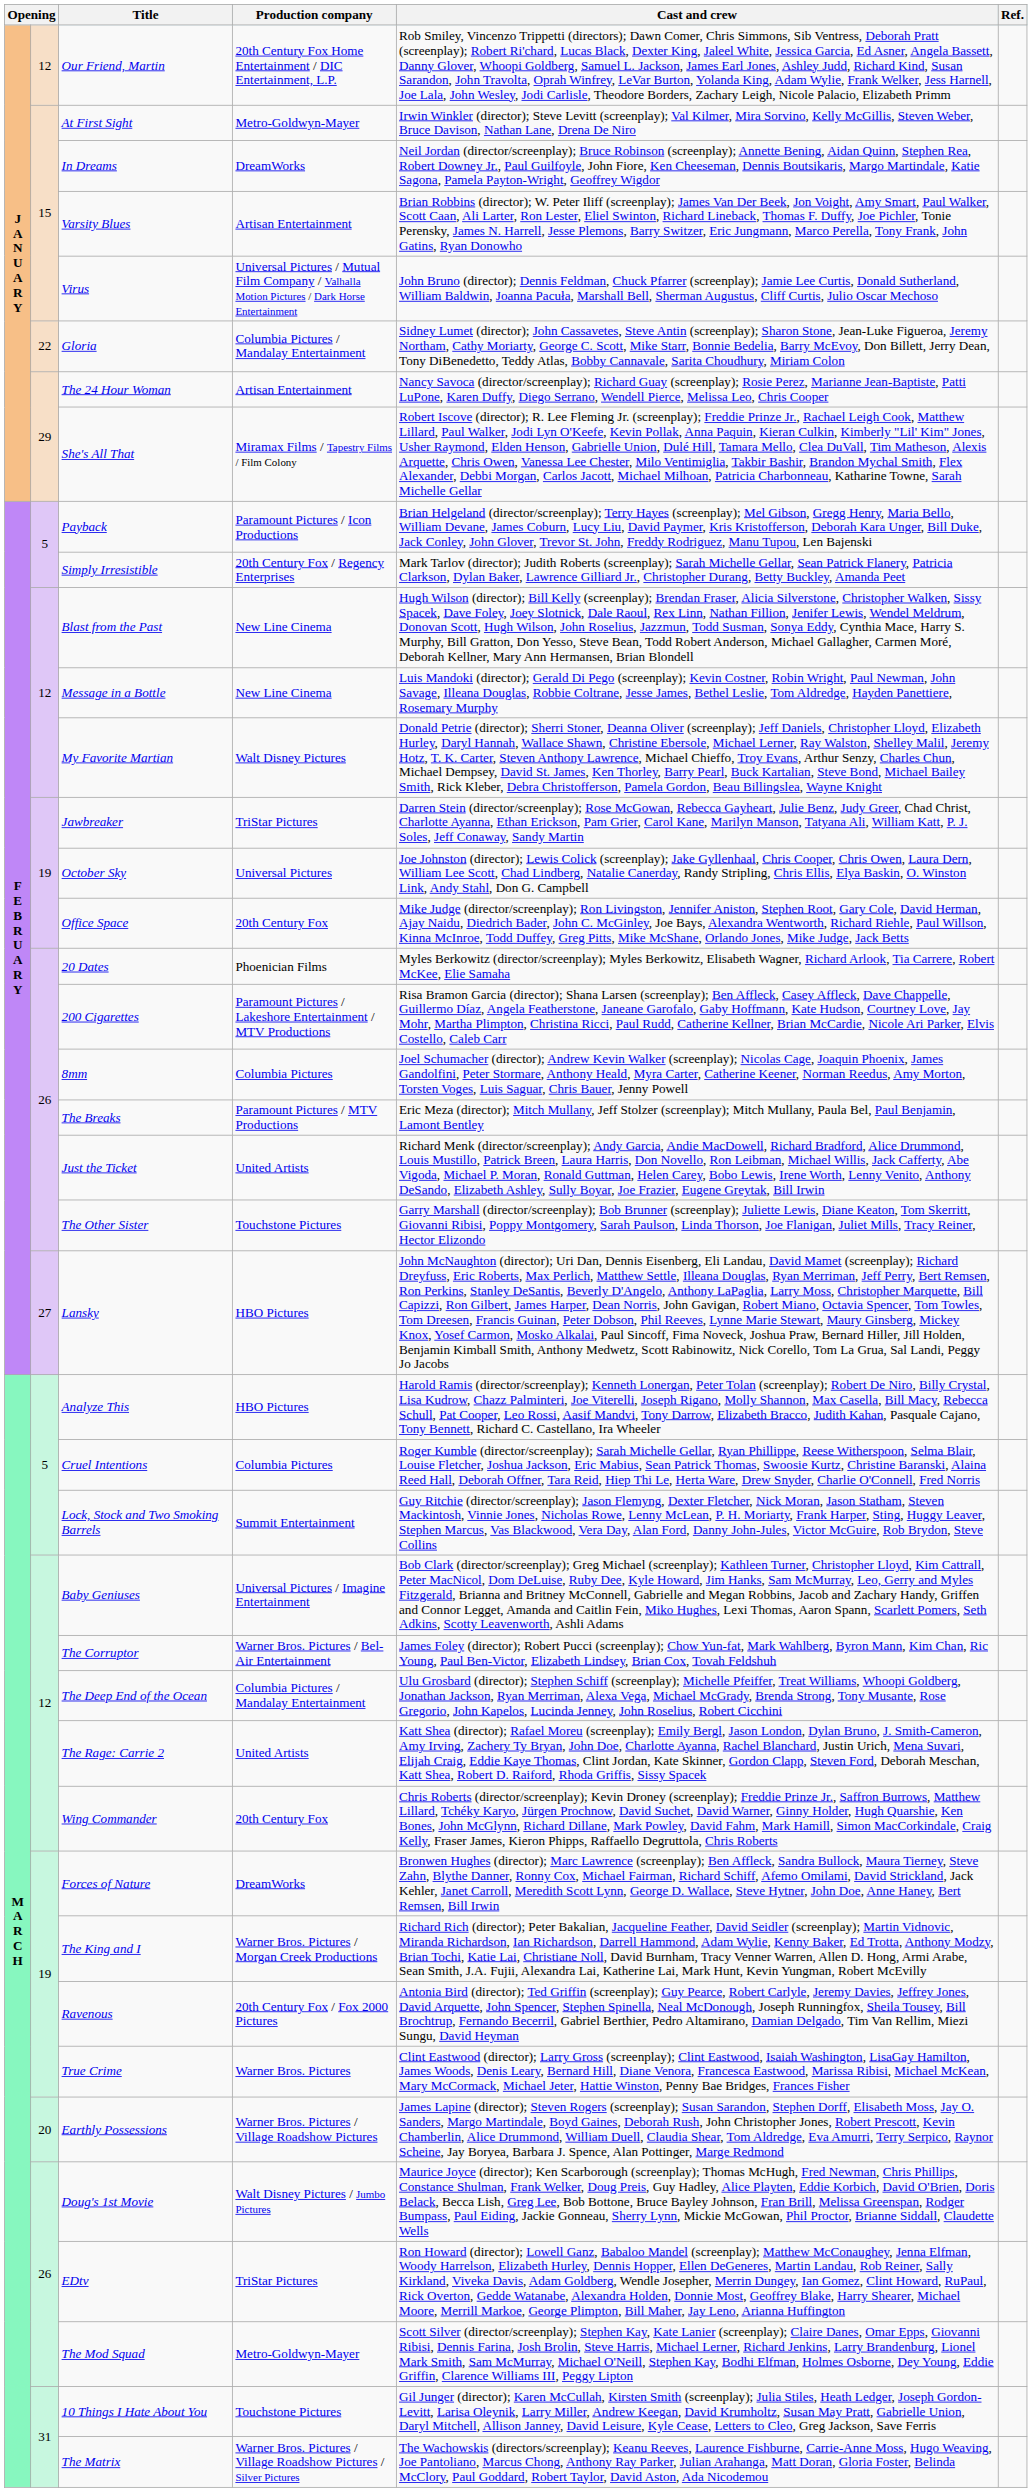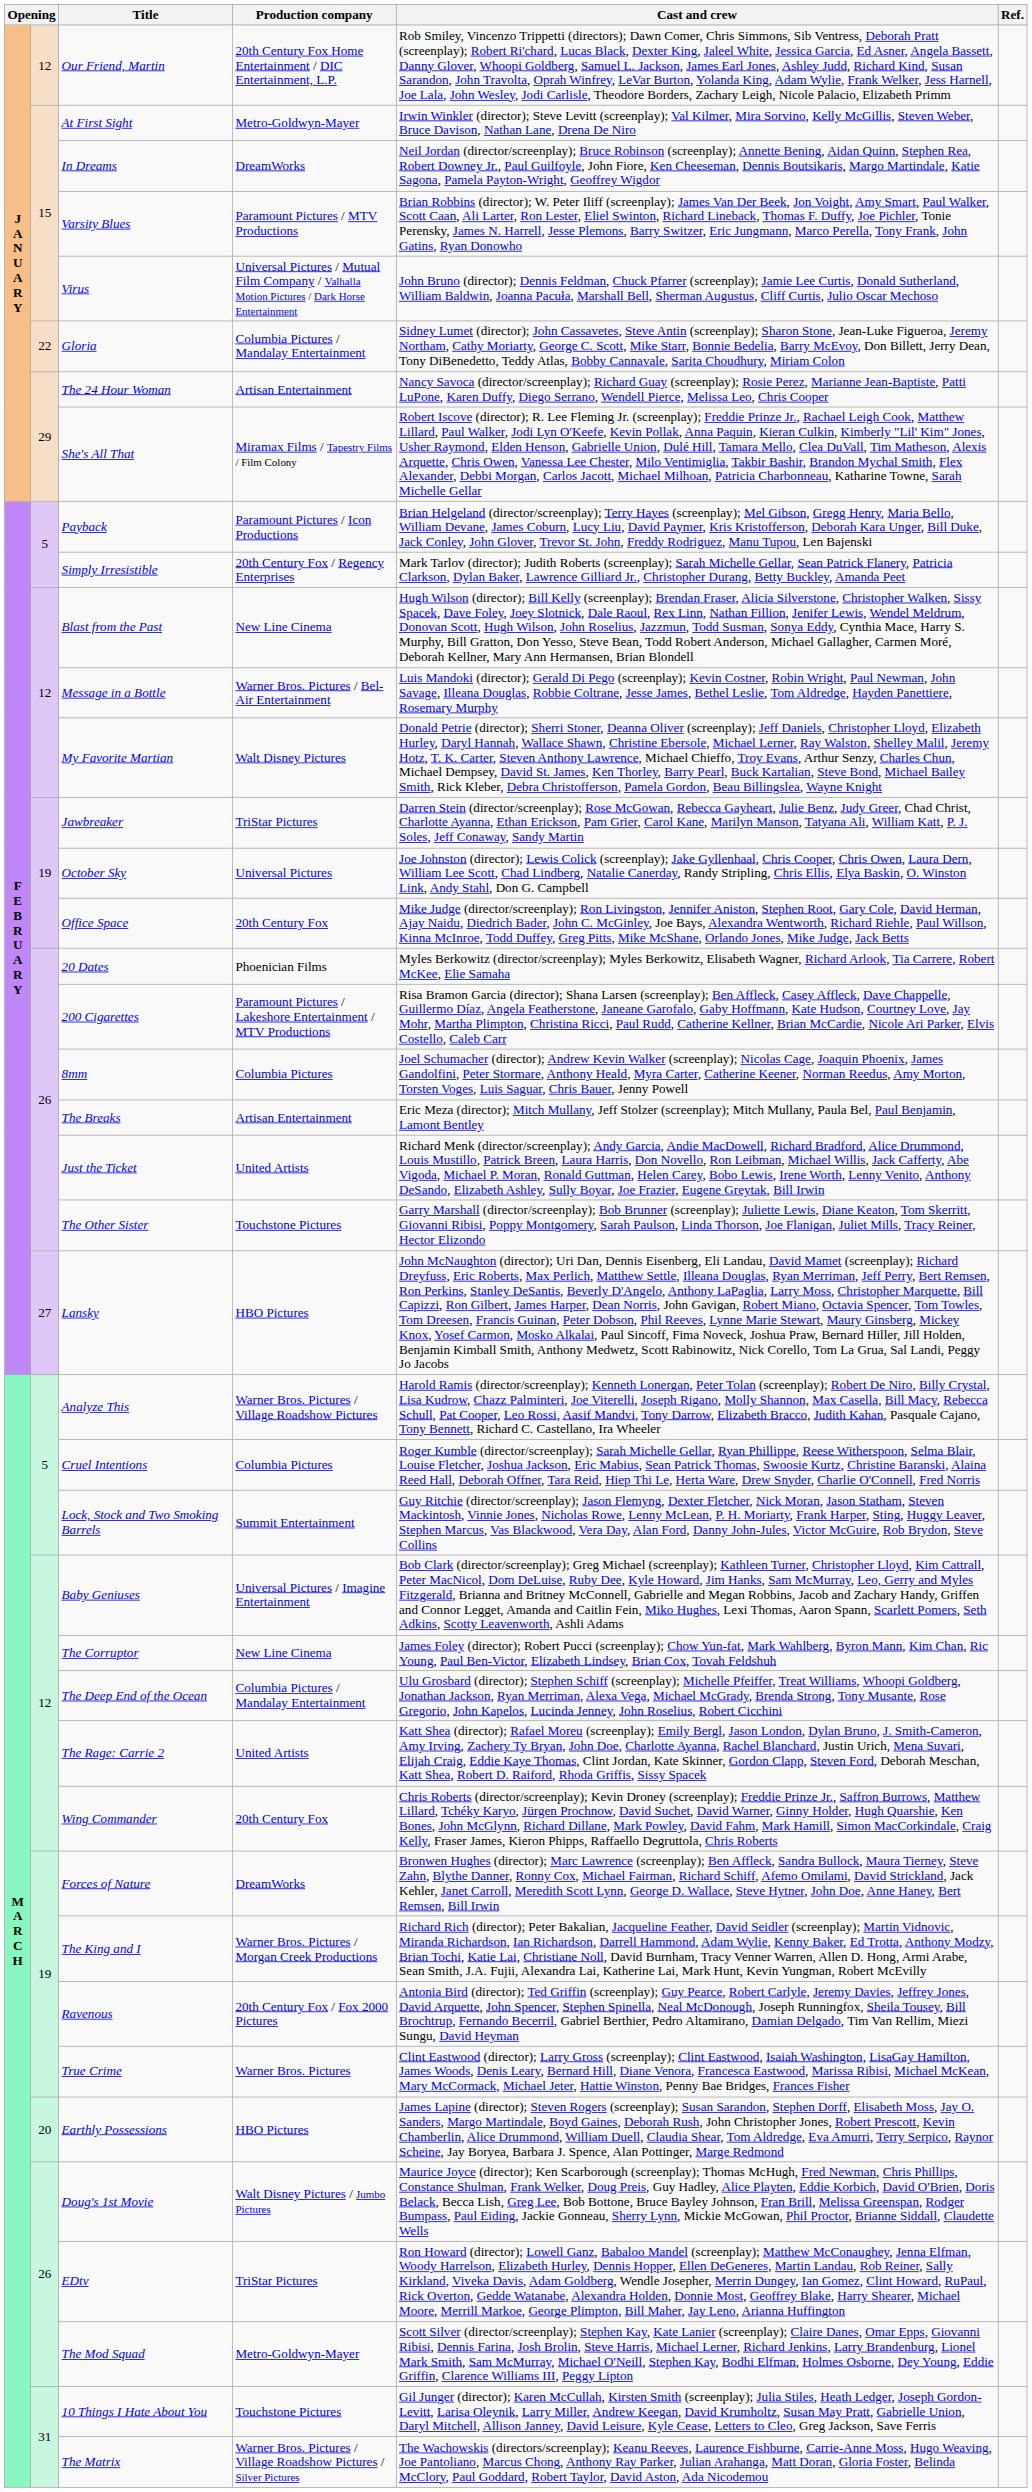(294, 223) Artisan Entertainment -> (306, 223) Paramount Pictures / MTV Productions
(284, 692) New Line Cinema -> (309, 692) Warner Bros. Pictures / Bel-Air Entertainment
(306, 1117) Paramount Pictures / MTV Productions -> (294, 1117) Artisan Entertainment
(272, 1407) HBO Pictures -> (306, 1407) Warner Bros. Pictures / Village Roadshow Pictures
(309, 1652) Warner Bros. Pictures / Bel-Air Entertainment -> (284, 1652) New Line Cinema
(306, 2129) Warner Bros. Pictures / Village Roadshow Pictures -> (272, 2129) HBO Pictures
